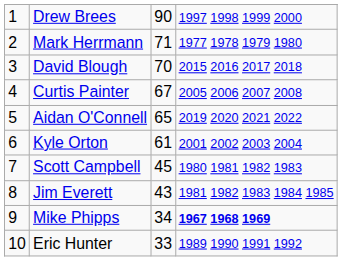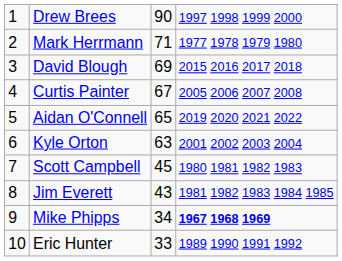(163, 67) 70 -> (163, 67) 69
(163, 142) 61 -> (163, 142) 63
